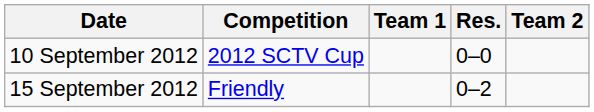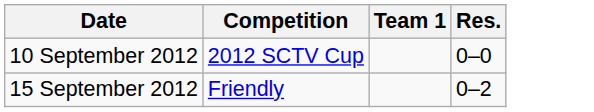- column: (547, 21)
